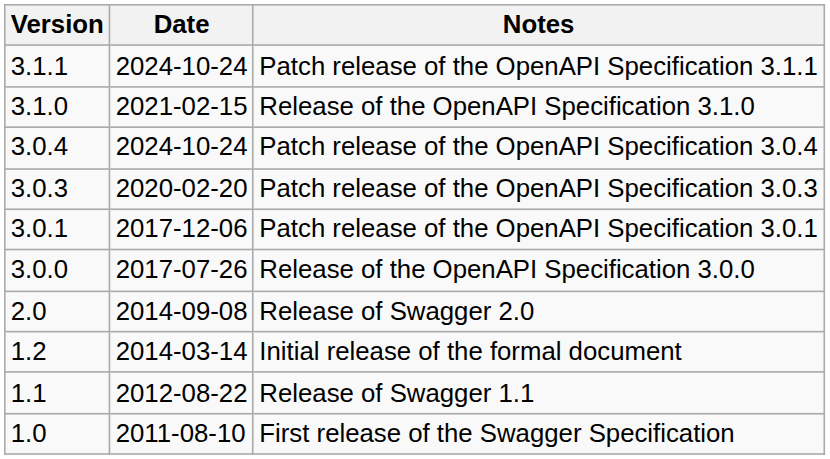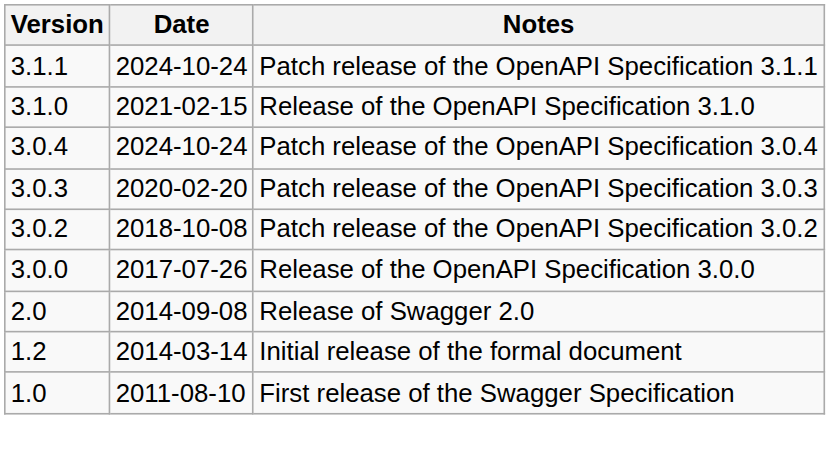+ row: (539, 229)
- row: (539, 229)
- row: (397, 392)
